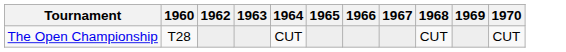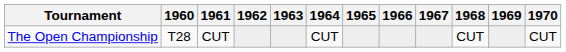+ column: (216, 15)
